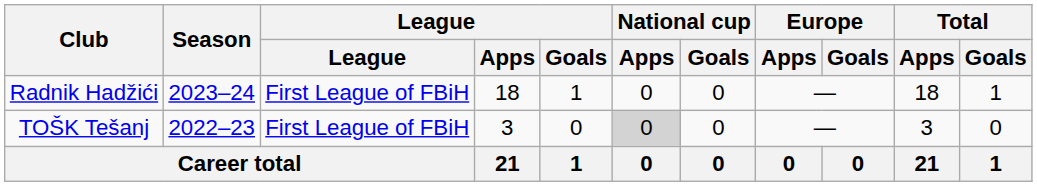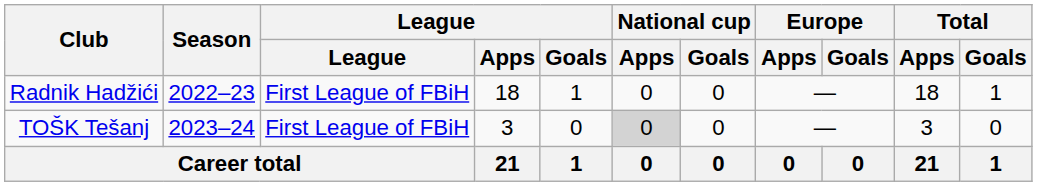(212, 92) 2023–24 -> (212, 92) 2022–23
(212, 127) 2022–23 -> (212, 127) 2023–24
